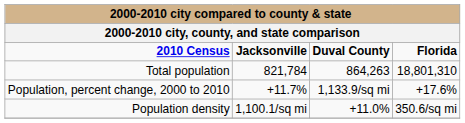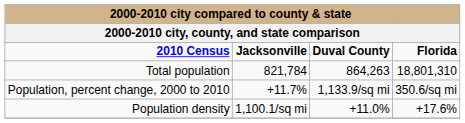(436, 89) +17.6% -> (426, 89) 350.6/sq mi
(426, 108) 350.6/sq mi -> (436, 108) +17.6%
